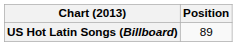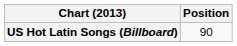(206, 32) 89 -> (206, 32) 90
